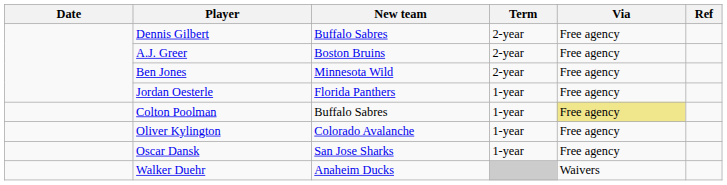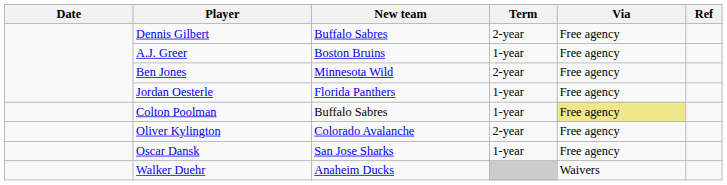(508, 53) 2-year -> (508, 53) 1-year
(508, 131) 1-year -> (508, 131) 2-year
